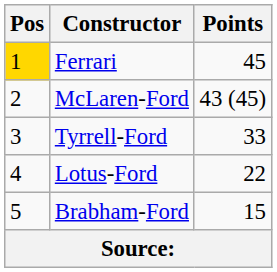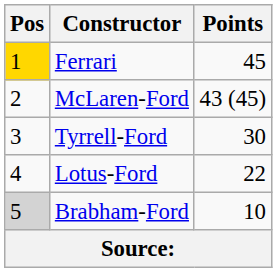(255, 136) 33 -> (255, 136) 30
(16, 211) no background -> (16, 211) lightgrey background
(255, 211) 15 -> (255, 211) 10
